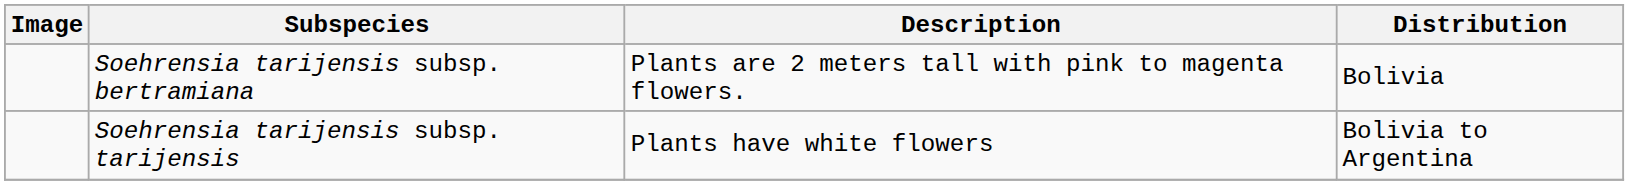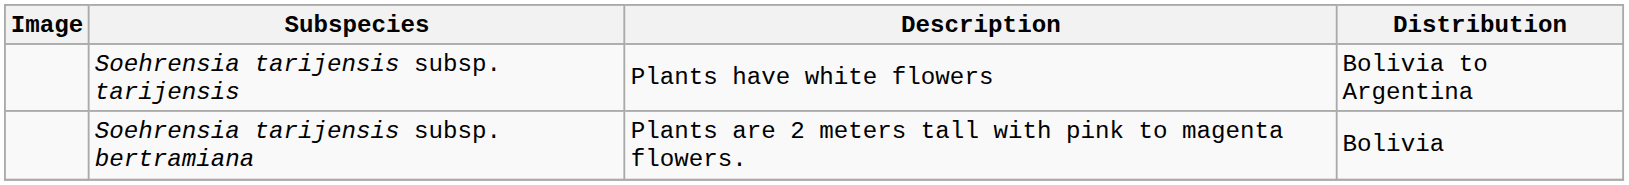rows swapped: (298, 78) <-> (298, 145)
